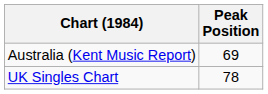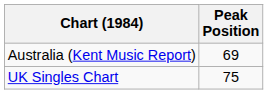(231, 77) 78 -> (231, 77) 75
